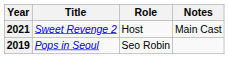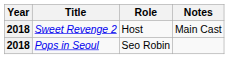(18, 29) 2021 -> (18, 29) 2018
(18, 45) 2019 -> (18, 45) 2018
